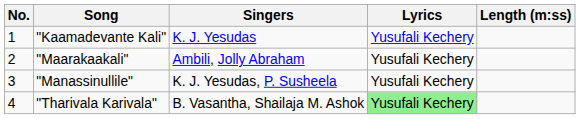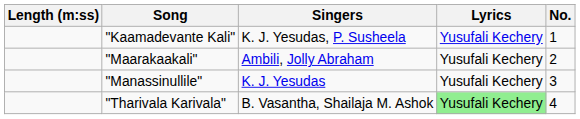columns swapped: (19, 16) <-> (526, 16)
(214, 37) K. J. Yesudas -> (324, 37) K. J. Yesudas, P. Susheela
(255, 81) K. J. Yesudas, P. Susheela -> (283, 81) K. J. Yesudas
